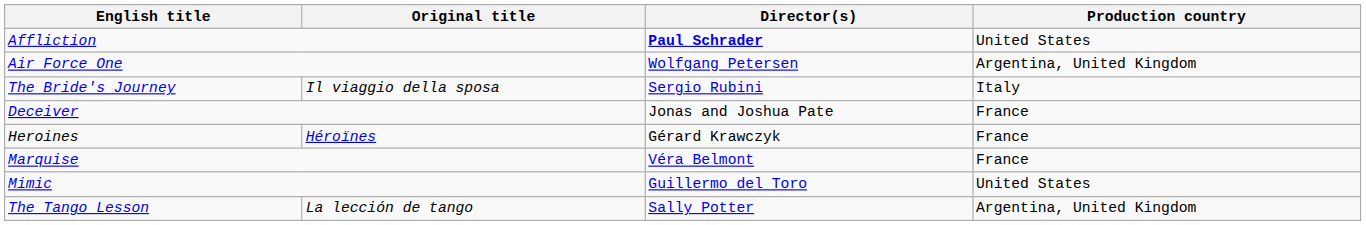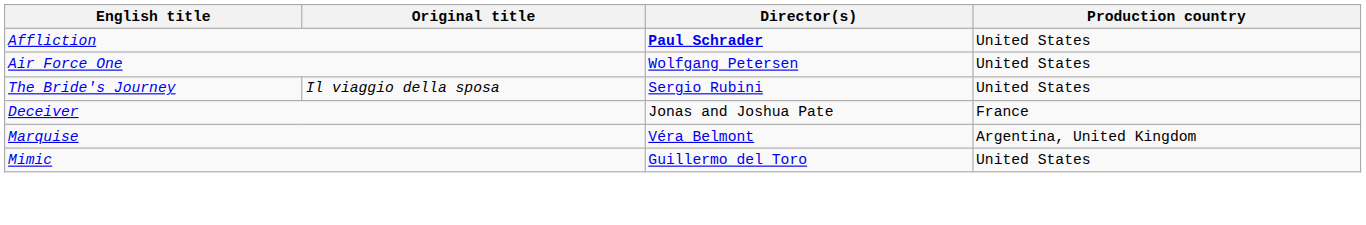(1086, 64) Argentina, United Kingdom -> (1033, 64) United States
(998, 88) Italy -> (1033, 88) United States
- row: (43, 136)
(1002, 160) France -> (1086, 136) Argentina, United Kingdom
- row: (79, 208)
